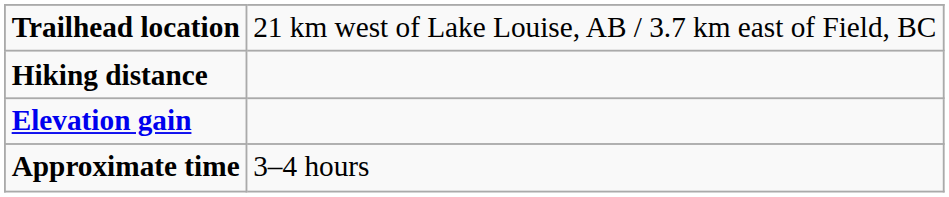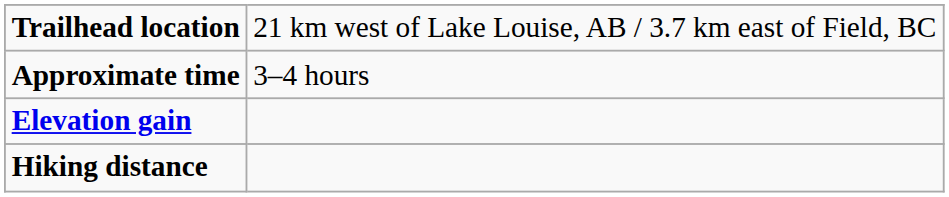rows swapped: (110, 74) <-> (126, 167)
